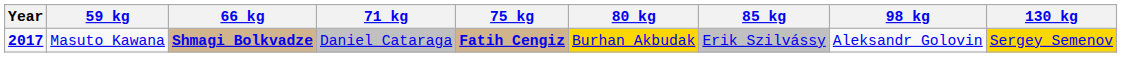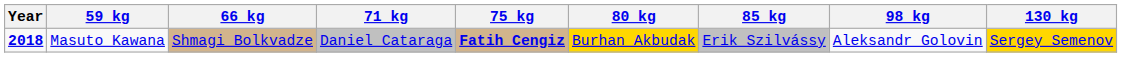(26, 40) 2017 -> (26, 40) 2018
(242, 40) bold -> (242, 40) normal
